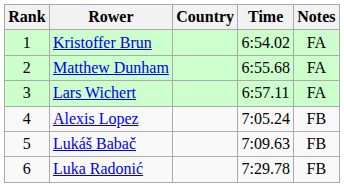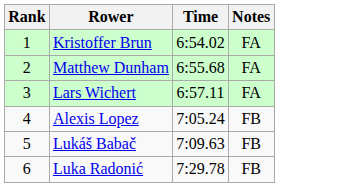- column: (205, 17)
